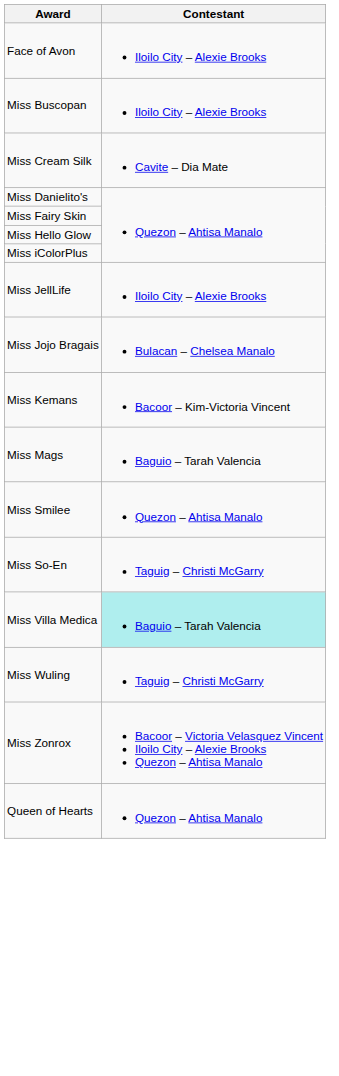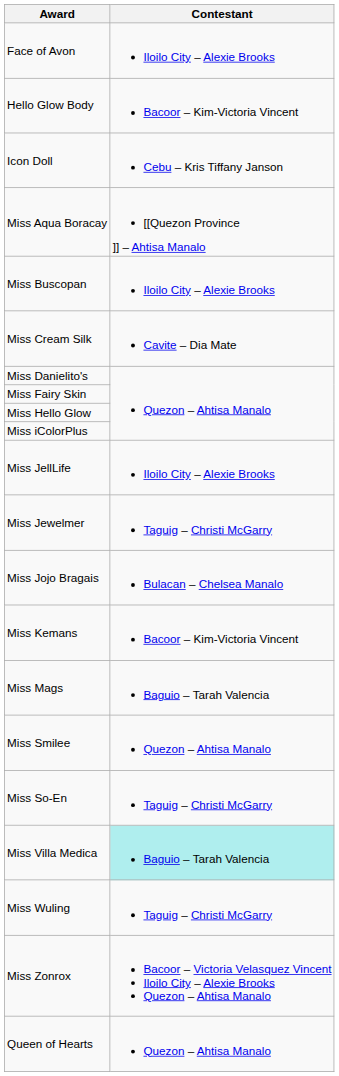+ row: (50, 106)
+ row: (30, 161)
+ row: (57, 222)
+ row: (46, 523)
